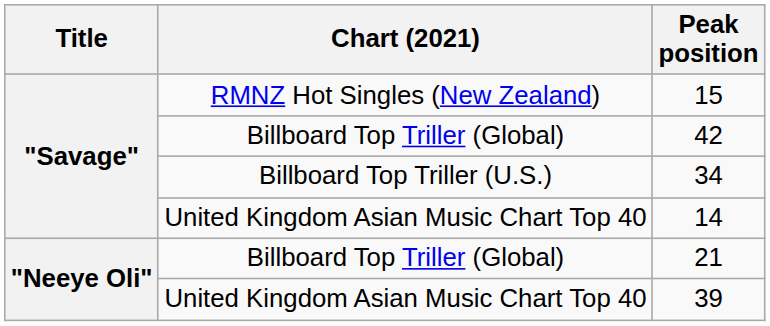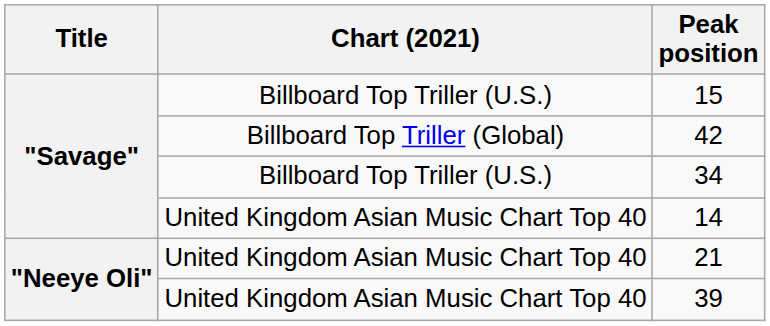(405, 94) RMNZ Hot Singles (New Zealand) -> (406, 94) Billboard Top Triller (U.S.)
(406, 258) Billboard Top Triller (Global) -> (406, 258) United Kingdom Asian Music Chart Top 40
